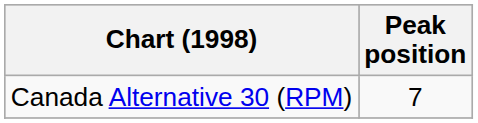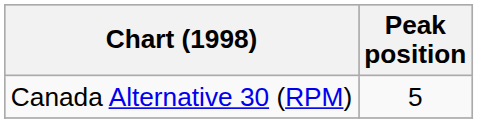(415, 96) 7 -> (415, 96) 5
